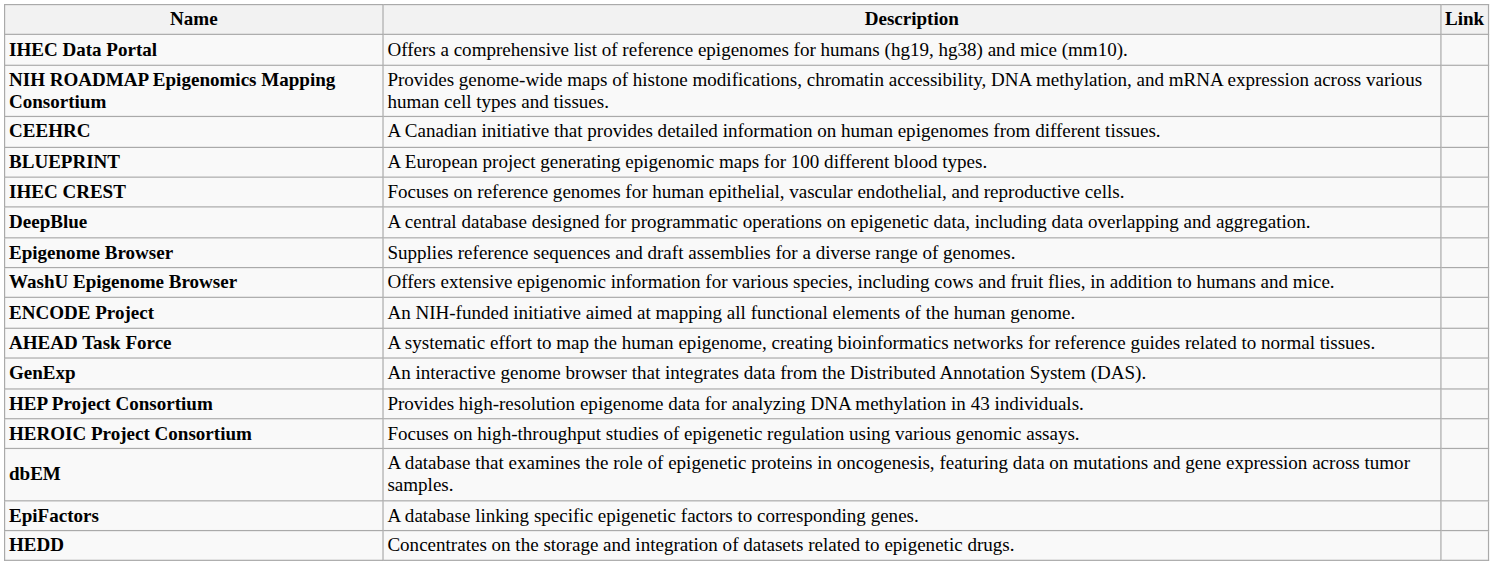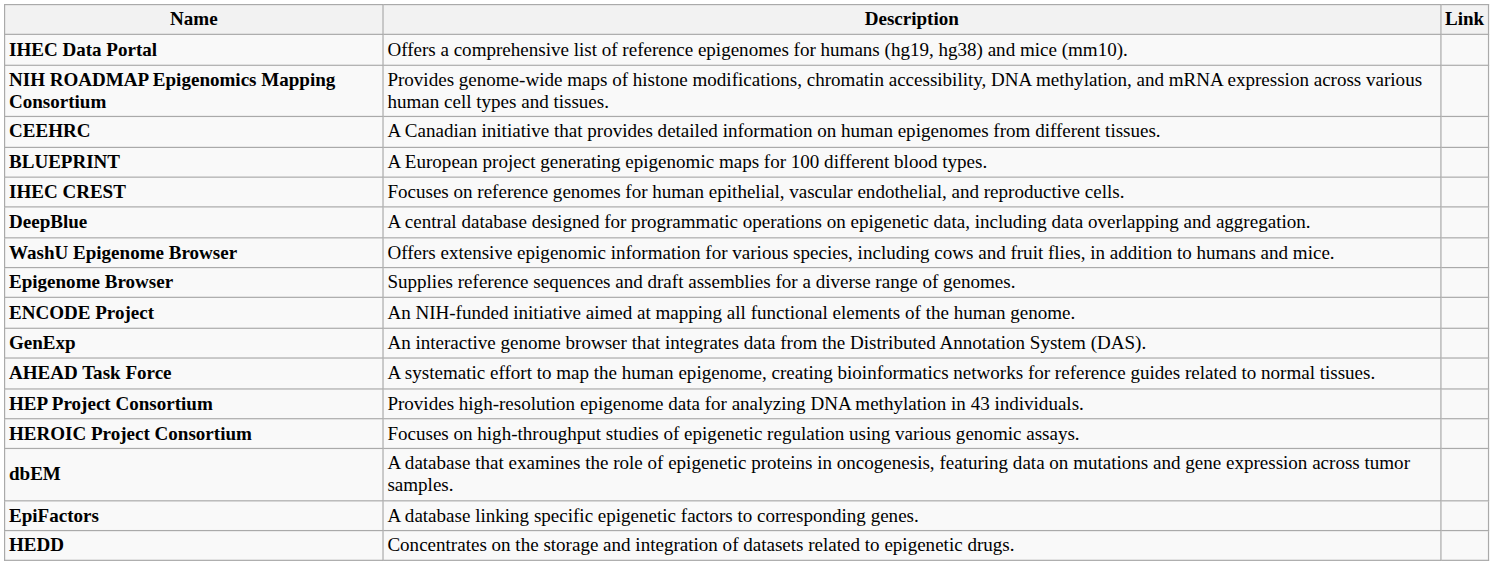rows swapped: (91, 252) <-> (123, 282)
rows swapped: (42, 373) <-> (90, 342)
